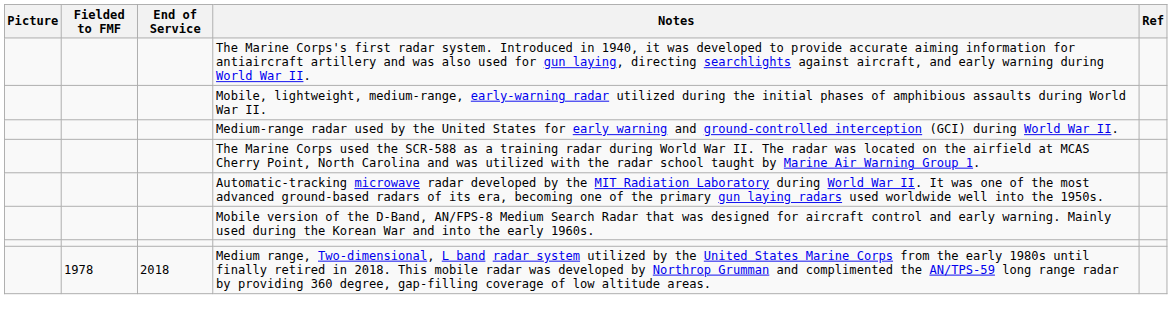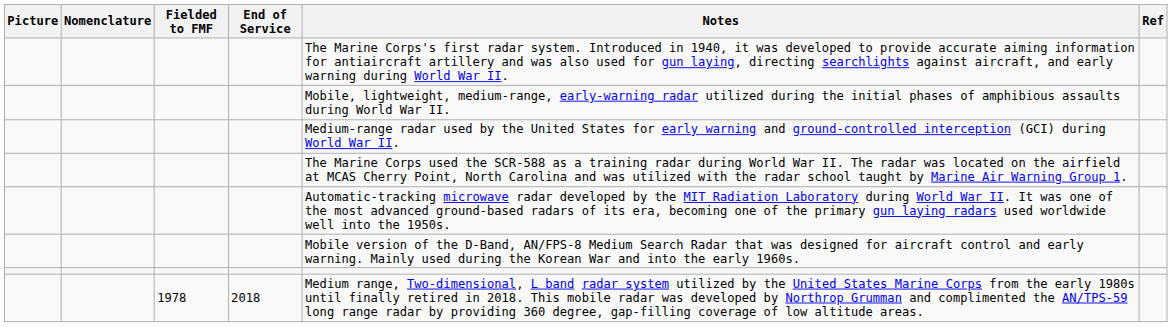+ column: (108, 21)
